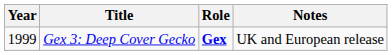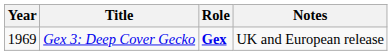(22, 38) 1999 -> (22, 38) 1969
